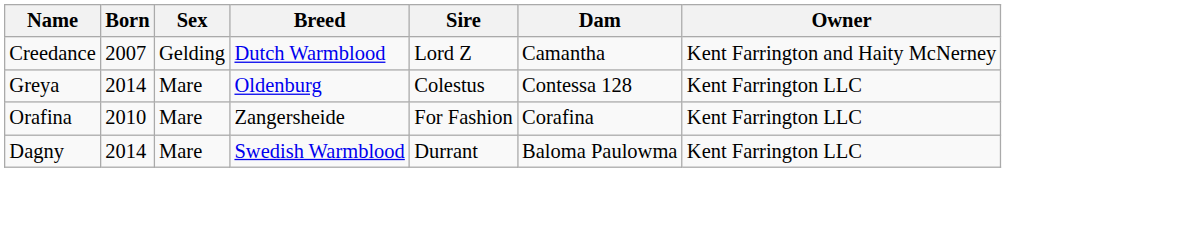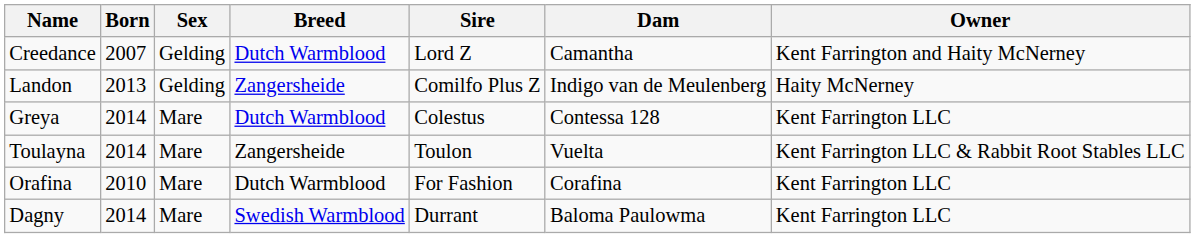+ row: (41, 85)
(278, 85) Oldenburg -> (310, 118) Dutch Warmblood
+ row: (47, 150)
(290, 118) Zangersheide -> (310, 183) Dutch Warmblood
